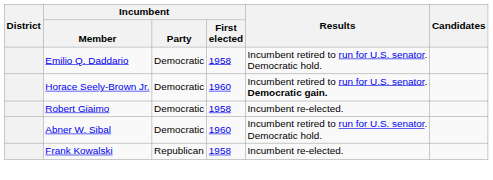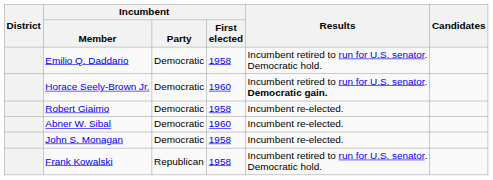(337, 130) Incumbent retired to run for U.S. senator. Democratic hold. -> (296, 124) Incumbent re-elected.
+ row: (84, 140)
(296, 151) Incumbent re-elected. -> (337, 161) Incumbent retired to run for U.S. senator. Democratic hold.
